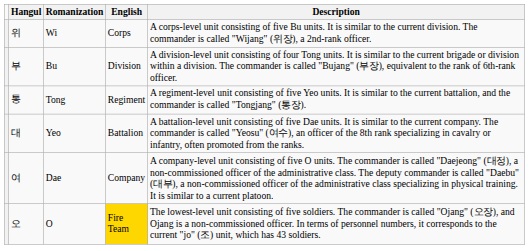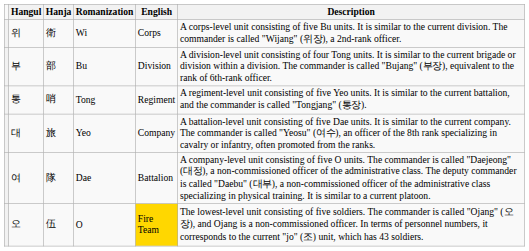+ column: (59, 12)
(125, 133) Battalion -> (156, 133) Company
(126, 178) Company -> (155, 178) Battalion
